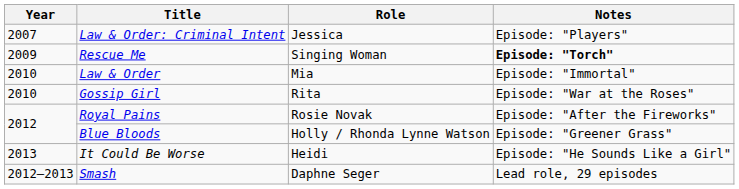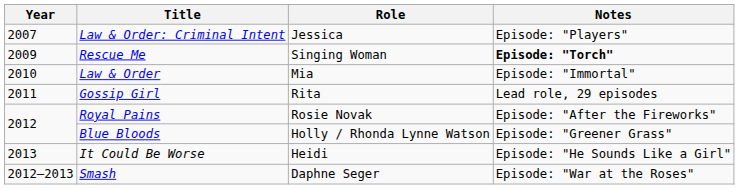(22, 94) 2010 -> (22, 94) 2011
(595, 94) Episode: "War at the Roses" -> (577, 94) Lead role, 29 episodes
(577, 174) Lead role, 29 episodes -> (595, 174) Episode: "War at the Roses"
